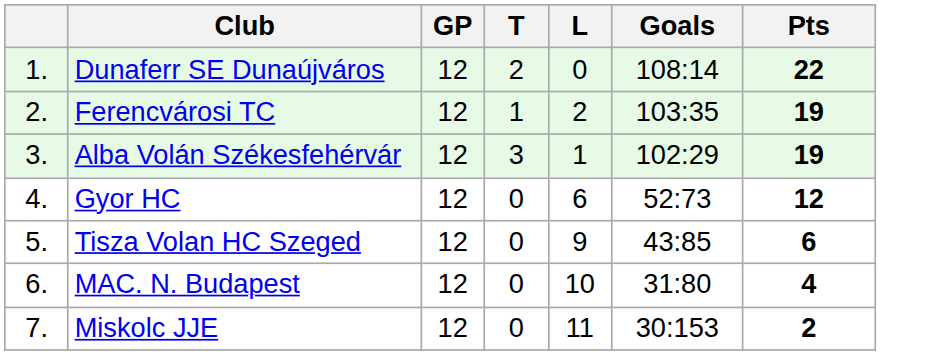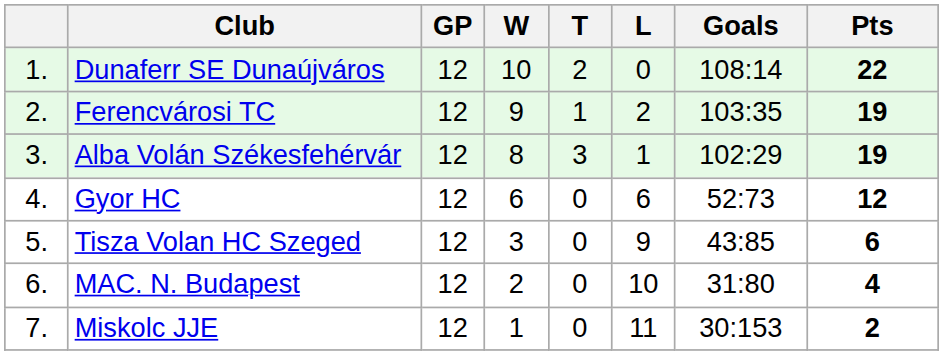+ column: (516, 26)
